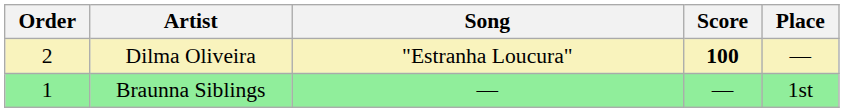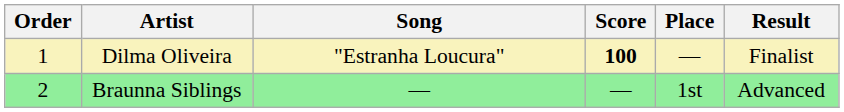+ column: (781, 21)
(47, 55) 2 -> (43, 55) 1
(47, 90) 1 -> (43, 90) 2
